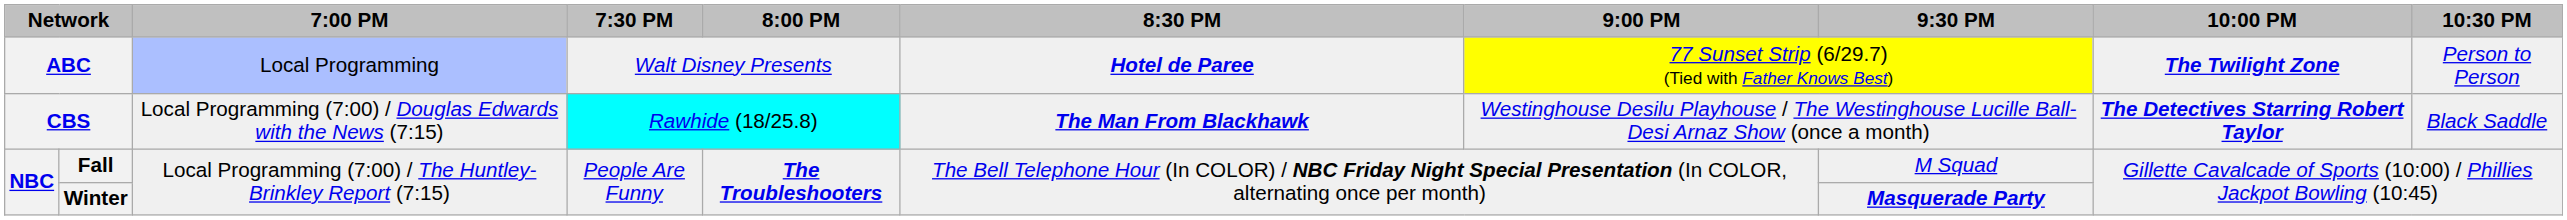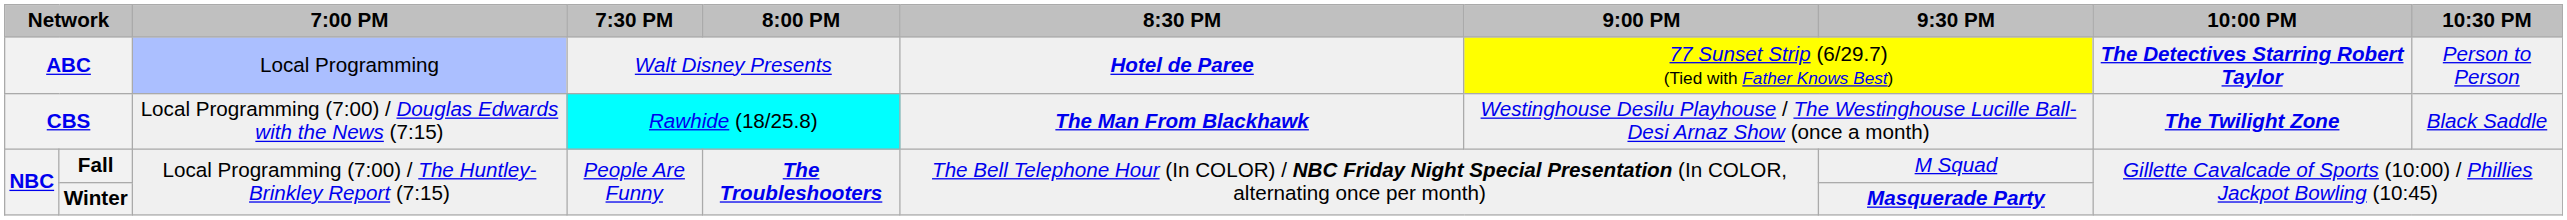(2252, 65) The Twilight Zone -> (2252, 65) The Detectives Starring Robert Taylor
(2252, 121) The Detectives Starring Robert Taylor -> (2252, 121) The Twilight Zone
